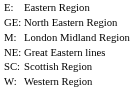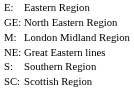+ row: (8, 67)
- row: (10, 81)
